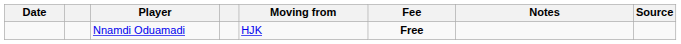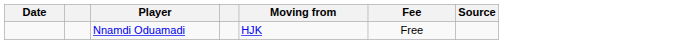- column: (545, 13)
(412, 30) bold -> (412, 30) normal
